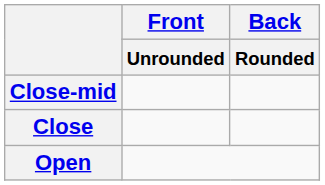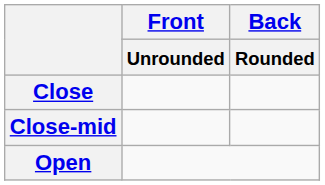rows swapped: (63, 127) <-> (63, 92)
